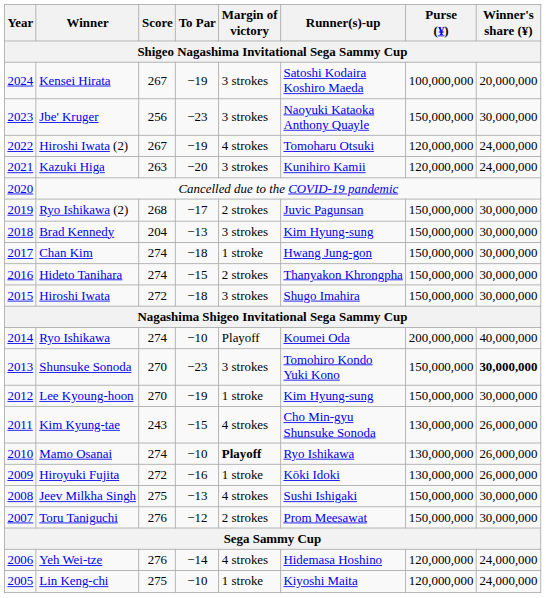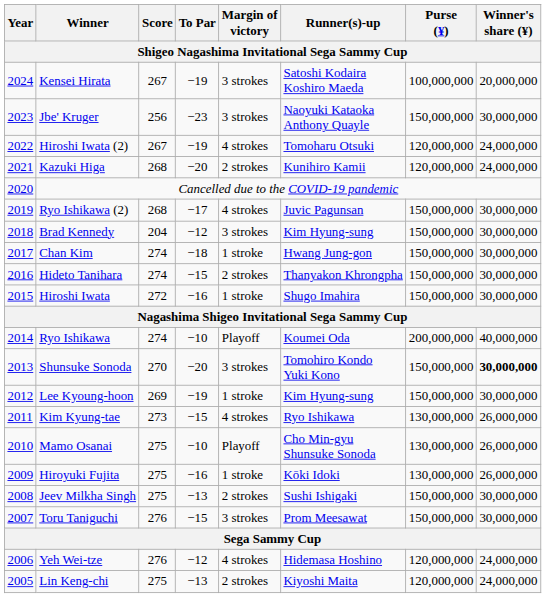(157, 167) 263 -> (157, 167) 268
(245, 167) 3 strokes -> (245, 167) 2 strokes
(245, 210) 2 strokes -> (245, 210) 4 strokes
(197, 231) −13 -> (197, 231) −12
(197, 295) −18 -> (197, 295) −16
(245, 295) 3 strokes -> (242, 295) 1 stroke
(197, 367) −23 -> (197, 367) −20
(157, 396) 270 -> (157, 396) 269
(157, 425) 243 -> (157, 417) 273
(330, 425) Cho Min-gyu Shunsuke Sonoda -> (319, 417) Ryo Ishikawa
(157, 453) 274 -> (157, 446) 275
(242, 453) bold -> (241, 446) normal
(319, 453) Ryo Ishikawa -> (330, 446) Cho Min-gyu Shunsuke Sonoda
(157, 475) 272 -> (157, 475) 275
(245, 496) 4 strokes -> (245, 496) 2 strokes
(197, 517) −12 -> (197, 517) −15
(245, 517) 2 strokes -> (245, 517) 3 strokes
(197, 560) −14 -> (197, 560) −12
(197, 581) −10 -> (197, 581) −13
(242, 581) 1 stroke -> (245, 581) 2 strokes
